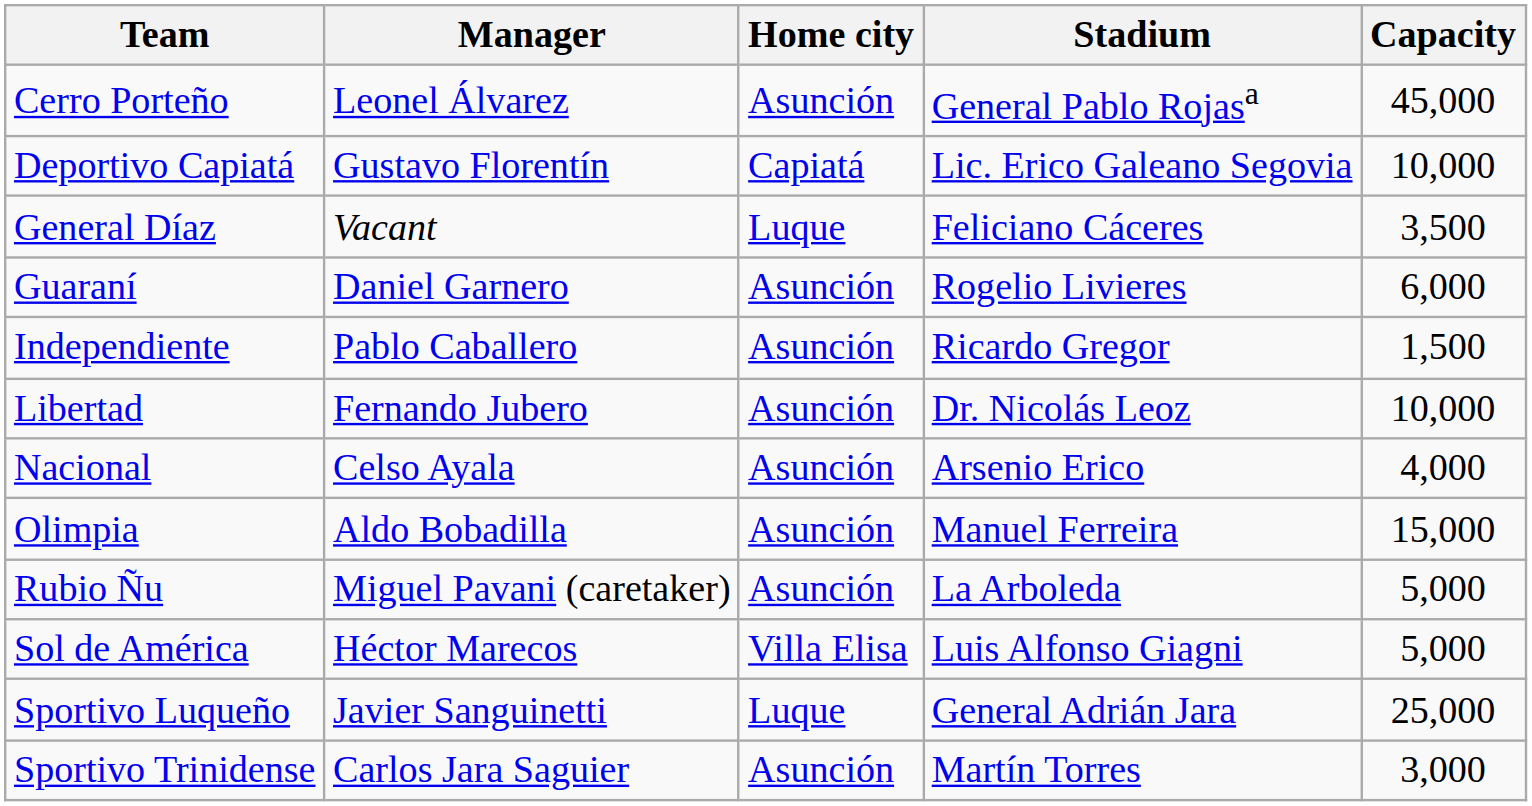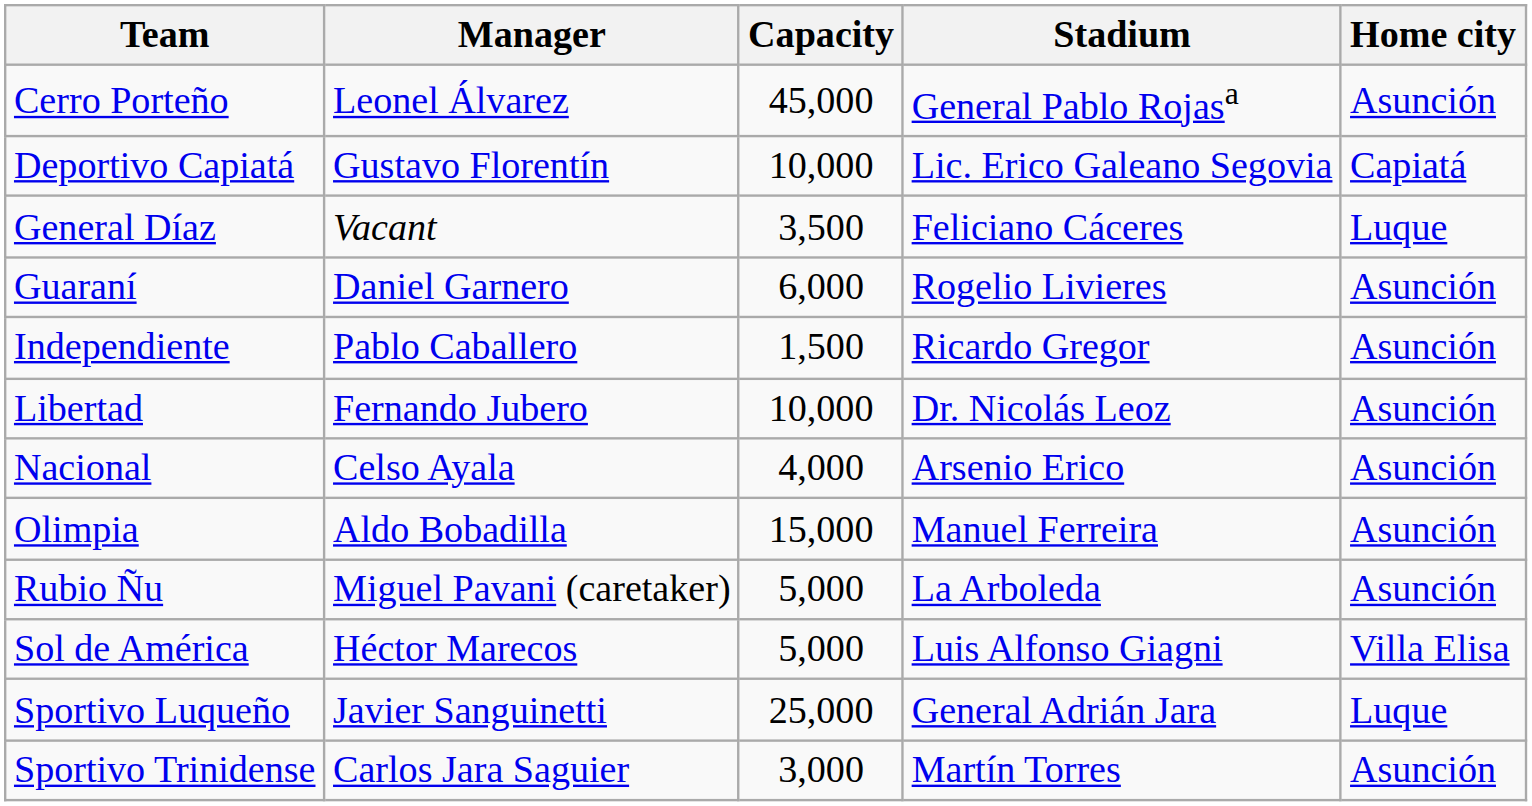columns swapped: (831, 34) <-> (1443, 34)
